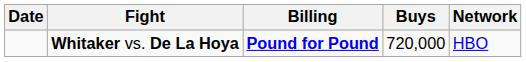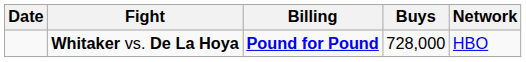(416, 43) 720,000 -> (416, 43) 728,000
